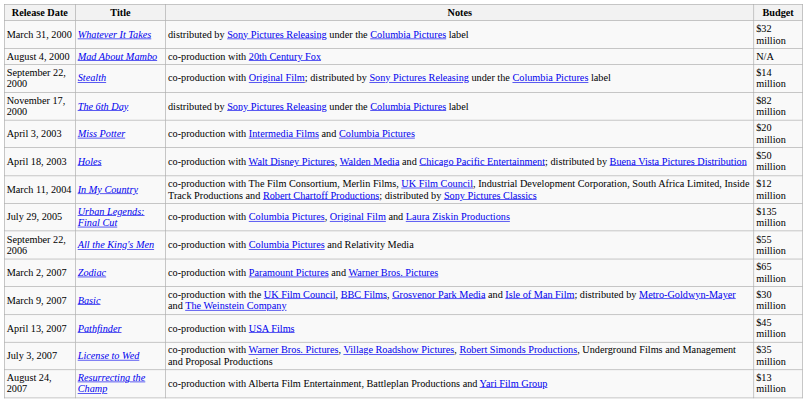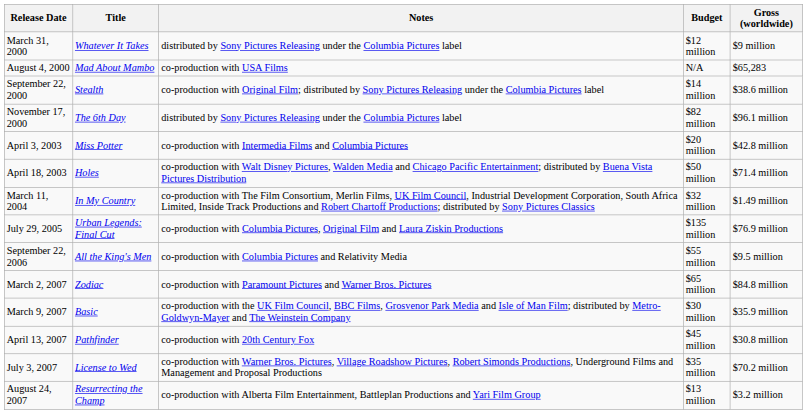+ column: (766, 18)
(771, 34) $32 million -> (701, 46) $12 million
(245, 56) co-production with 20th Century Fox -> (225, 68) co-production with USA Films
(771, 189) $12 million -> (701, 201) $32 million
(231, 328) co-production with USA Films -> (238, 339) co-production with 20th Century Fox
